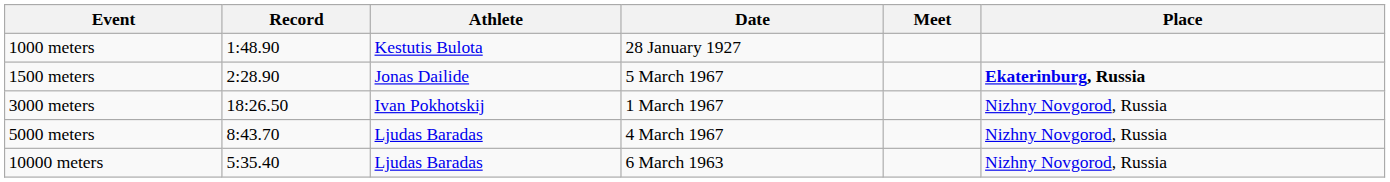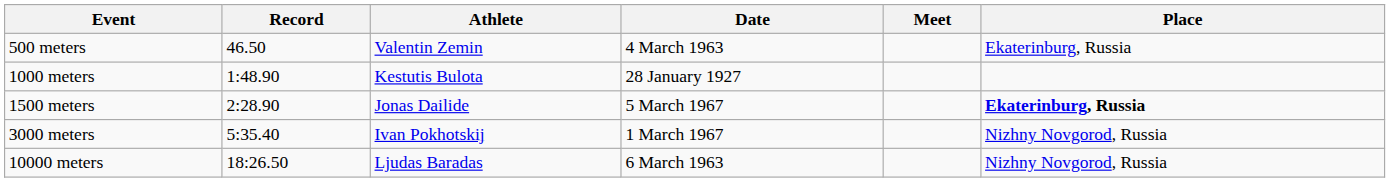+ row: (47, 47)
(257, 105) 18:26.50 -> (253, 134) 5:35.40
- row: (52, 134)
(253, 163) 5:35.40 -> (257, 163) 18:26.50
